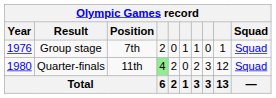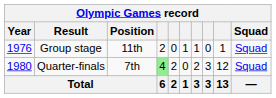(132, 48) 7th -> (132, 48) 11th
(132, 66) 11th -> (132, 66) 7th
